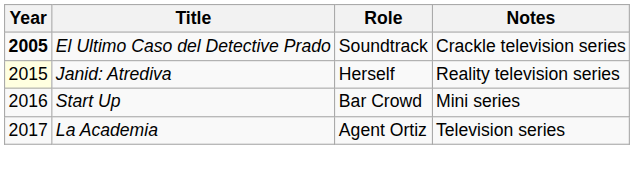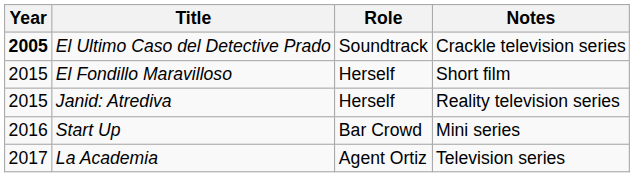+ row: (144, 74)
(28, 74) lightyellow background -> (28, 102) no background
